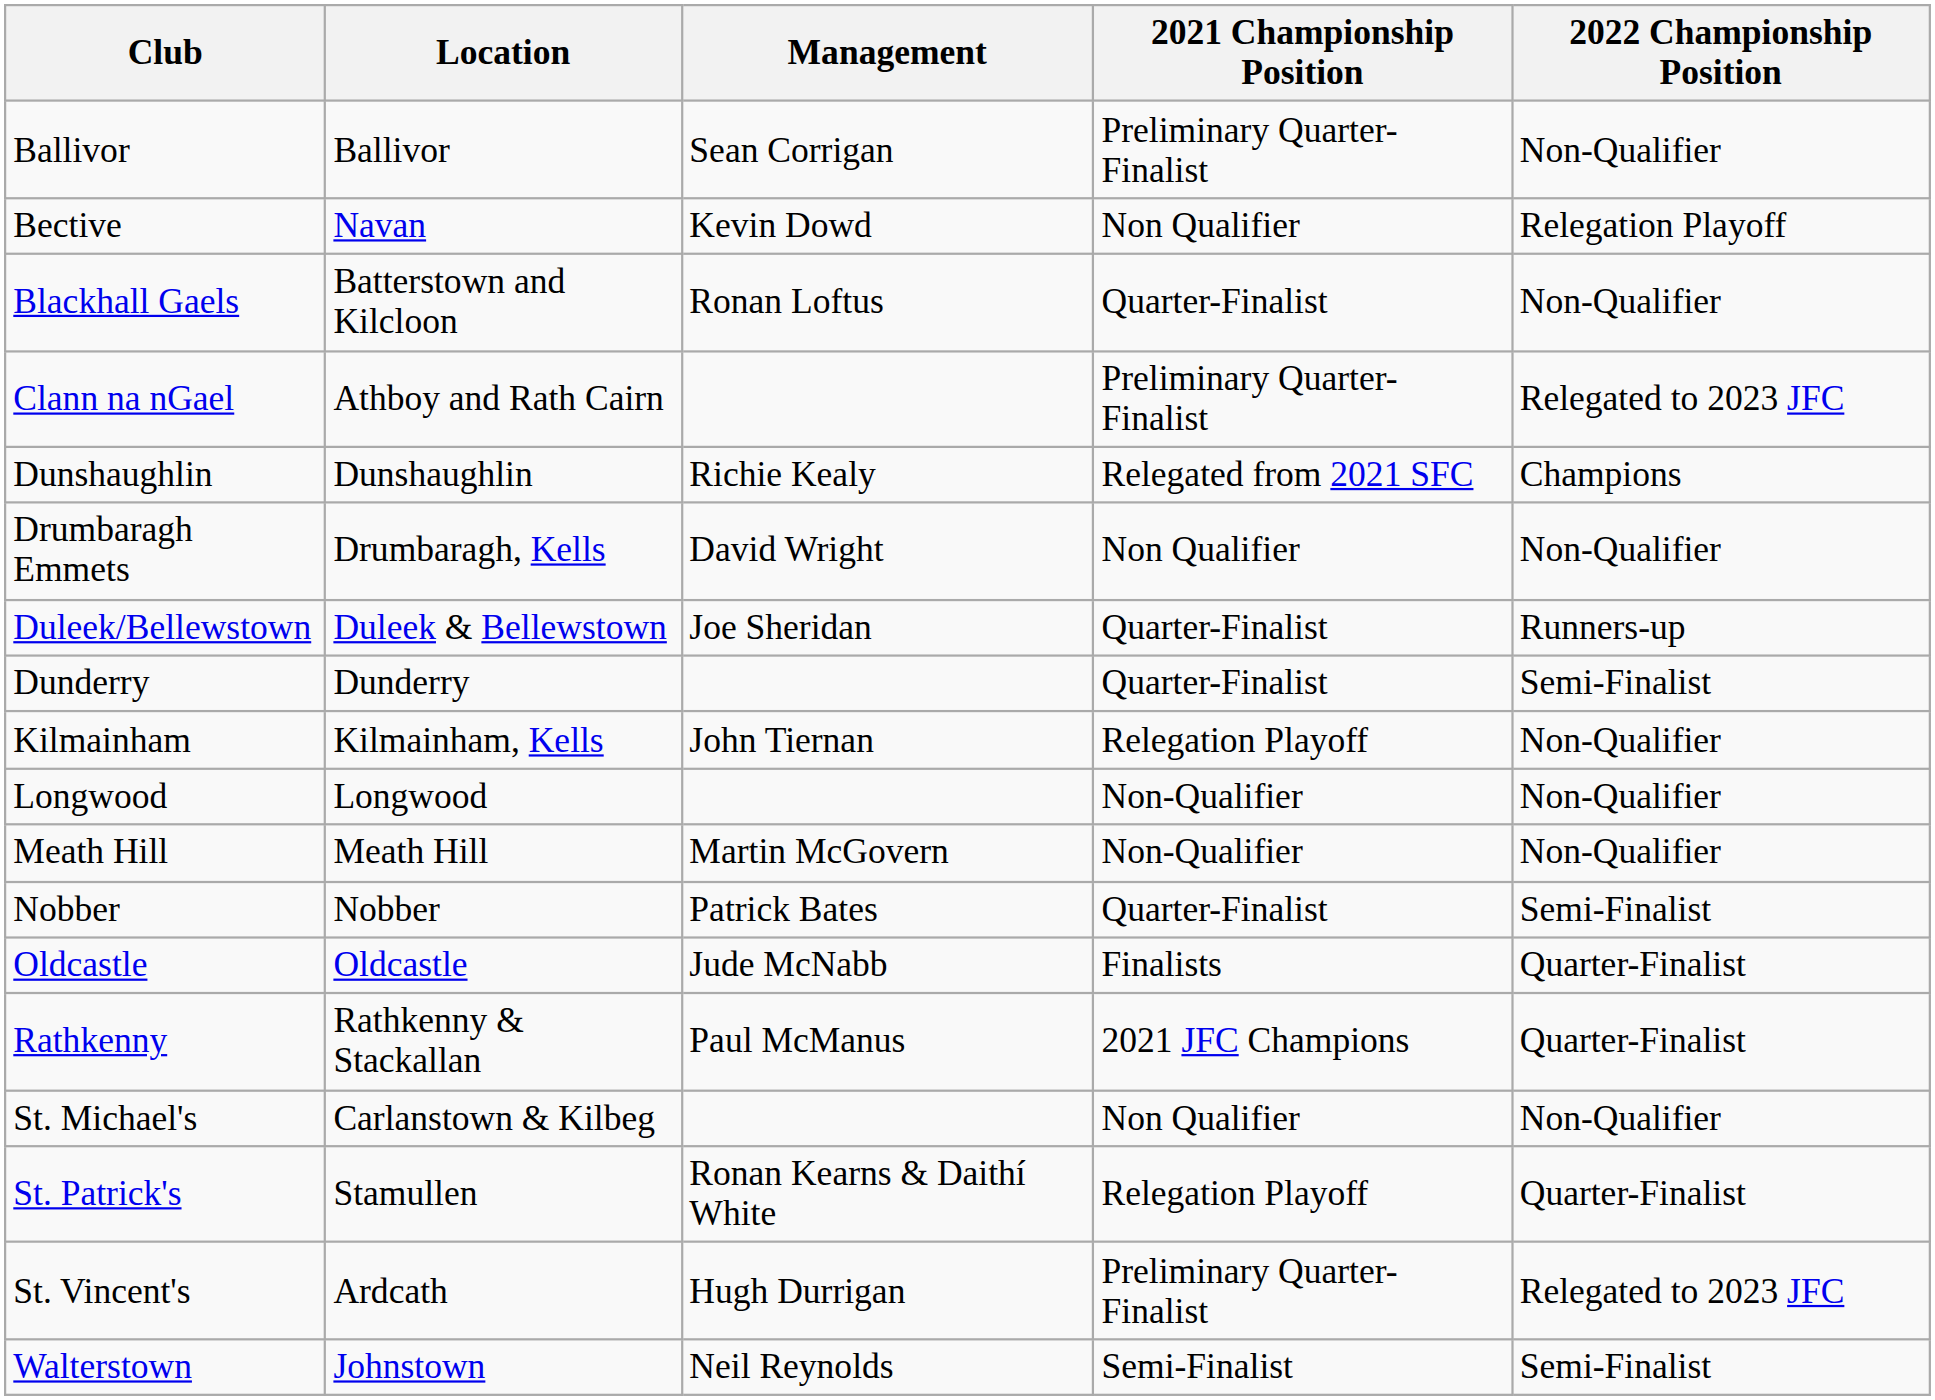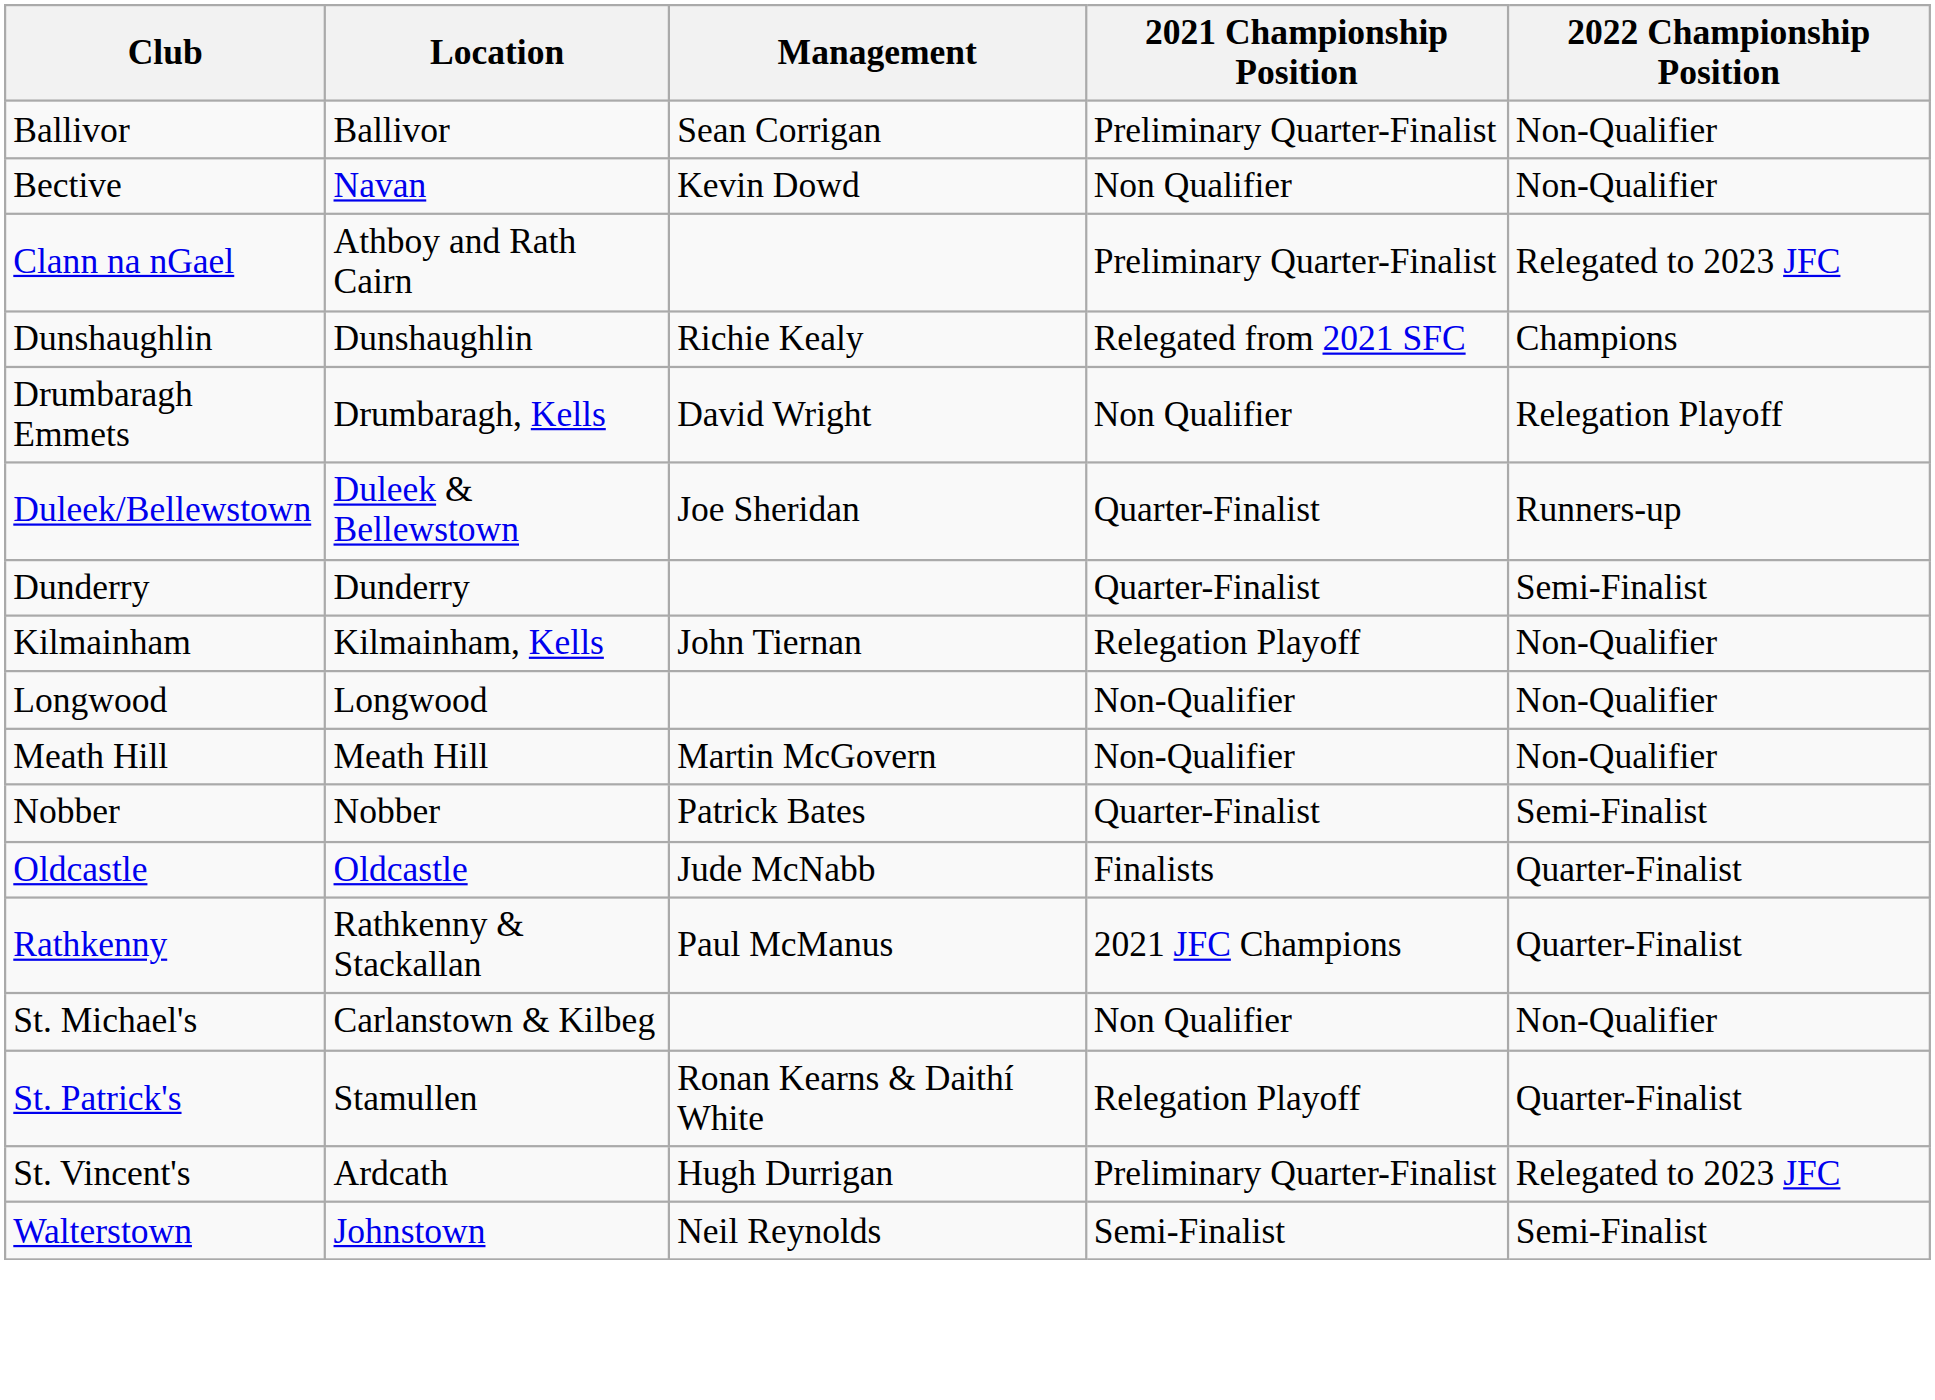(1653, 225) Relegation Playoff -> (1616, 185) Non-Qualifier
- row: (126, 301)
(1620, 550) Non-Qualifier -> (1649, 414) Relegation Playoff
